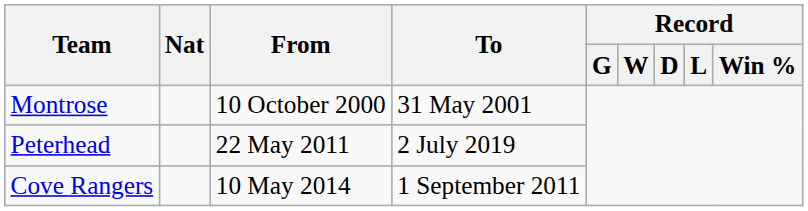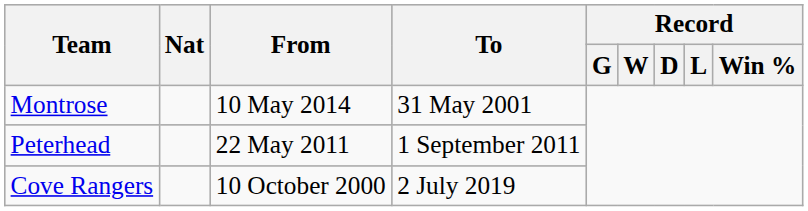(301, 104) 10 October 2000 -> (283, 104) 10 May 2014
(456, 144) 2 July 2019 -> (489, 144) 1 September 2011
(283, 184) 10 May 2014 -> (301, 184) 10 October 2000
(489, 184) 1 September 2011 -> (456, 184) 2 July 2019
